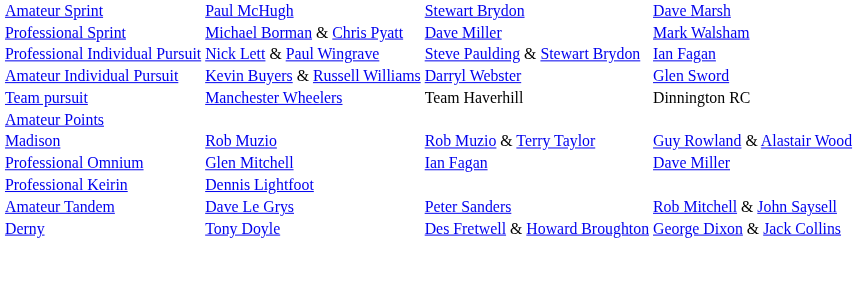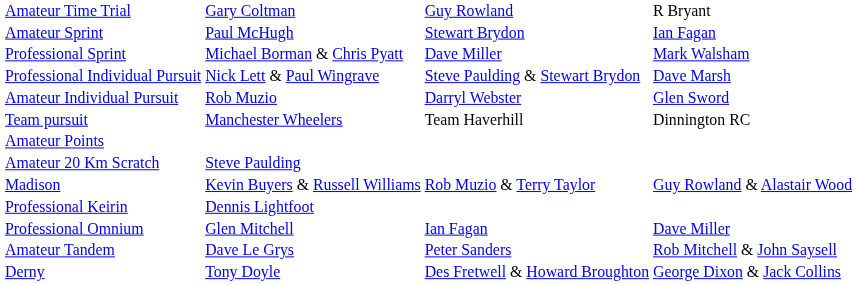+ row: (68, 10)
(692, 10) Dave Marsh -> (684, 32) Ian Fagan
(684, 54) Ian Fagan -> (692, 76) Dave Marsh
(313, 76) Kevin Buyers & Russell Williams -> (241, 97) Rob Muzio
+ row: (82, 163)
(241, 141) Rob Muzio -> (313, 185) Kevin Buyers & Russell Williams
rows swapped: (74, 163) <-> (66, 185)
